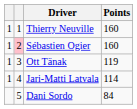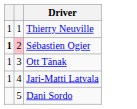- column: (117, 12)
(9, 45) normal -> (9, 45) bold
